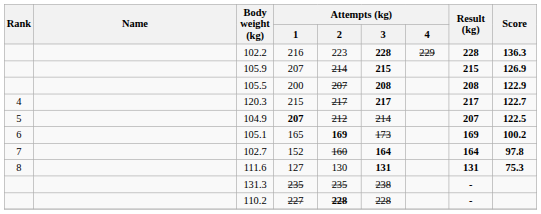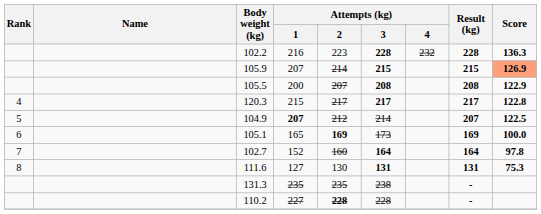(427, 52) 229 -> (427, 52) 232
(515, 69) no background -> (515, 69) lightsalmon background
(515, 102) 122.7 -> (515, 102) 122.8
(515, 135) 100.2 -> (515, 135) 100.0
